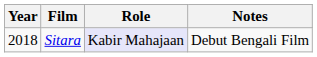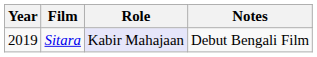(23, 39) 2018 -> (23, 39) 2019
